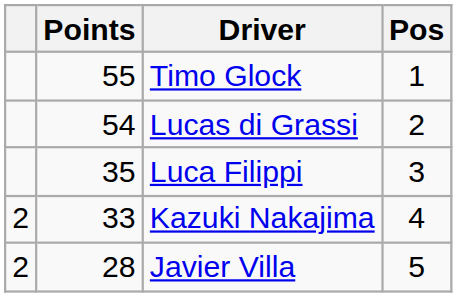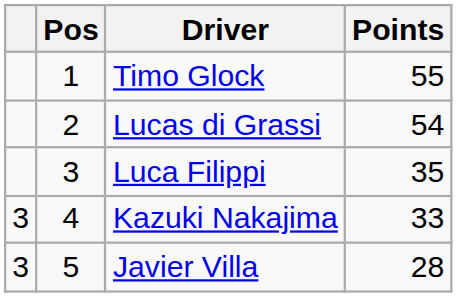columns swapped: (417, 28) <-> (89, 28)
(21, 219) 2 -> (21, 219) 3
(21, 266) 2 -> (21, 266) 3
